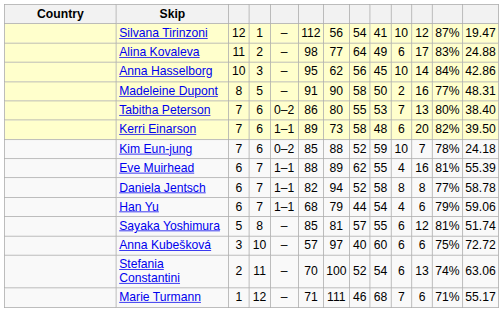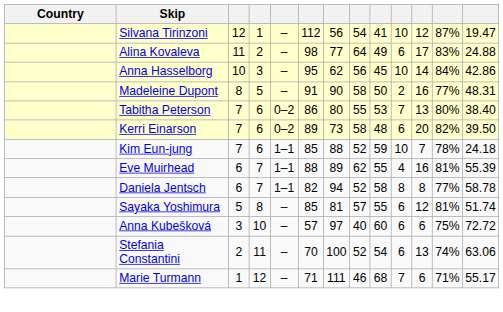(284, 129) 1–1 -> (284, 129) 0–2
(284, 149) 0–2 -> (284, 149) 1–1
- row: (139, 206)
